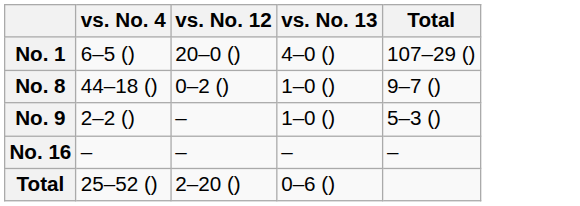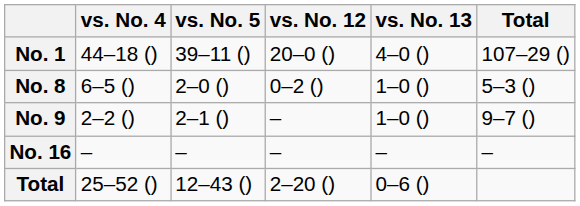+ column: (218, 20)
(108, 53) 6–5 () -> (119, 53) 44–18 ()
(119, 86) 44–18 () -> (108, 86) 6–5 ()
(414, 86) 9–7 () -> (508, 86) 5–3 ()
(414, 119) 5–3 () -> (508, 119) 9–7 ()
